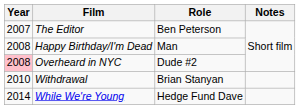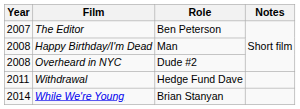(19, 63) pink background -> (19, 63) no background
(19, 79) 2010 -> (18, 79) 2011
(190, 79) Brian Stanyan -> (200, 79) Hedge Fund Dave
(200, 96) Hedge Fund Dave -> (190, 96) Brian Stanyan
